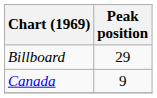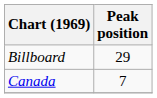(123, 81) 9 -> (123, 81) 7
